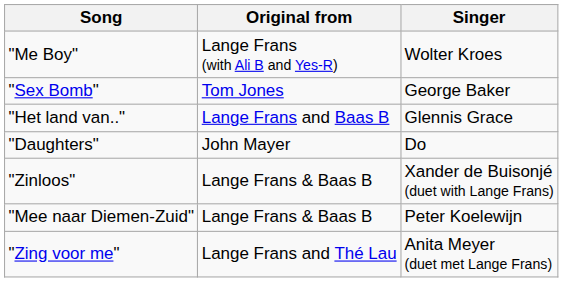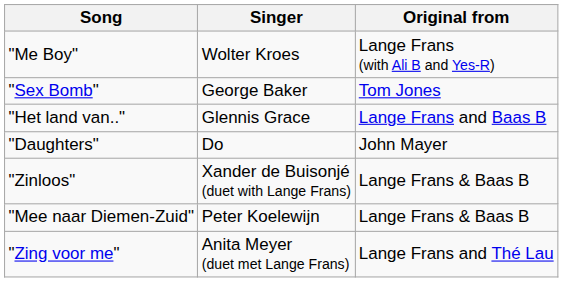columns swapped: (479, 17) <-> (299, 17)
